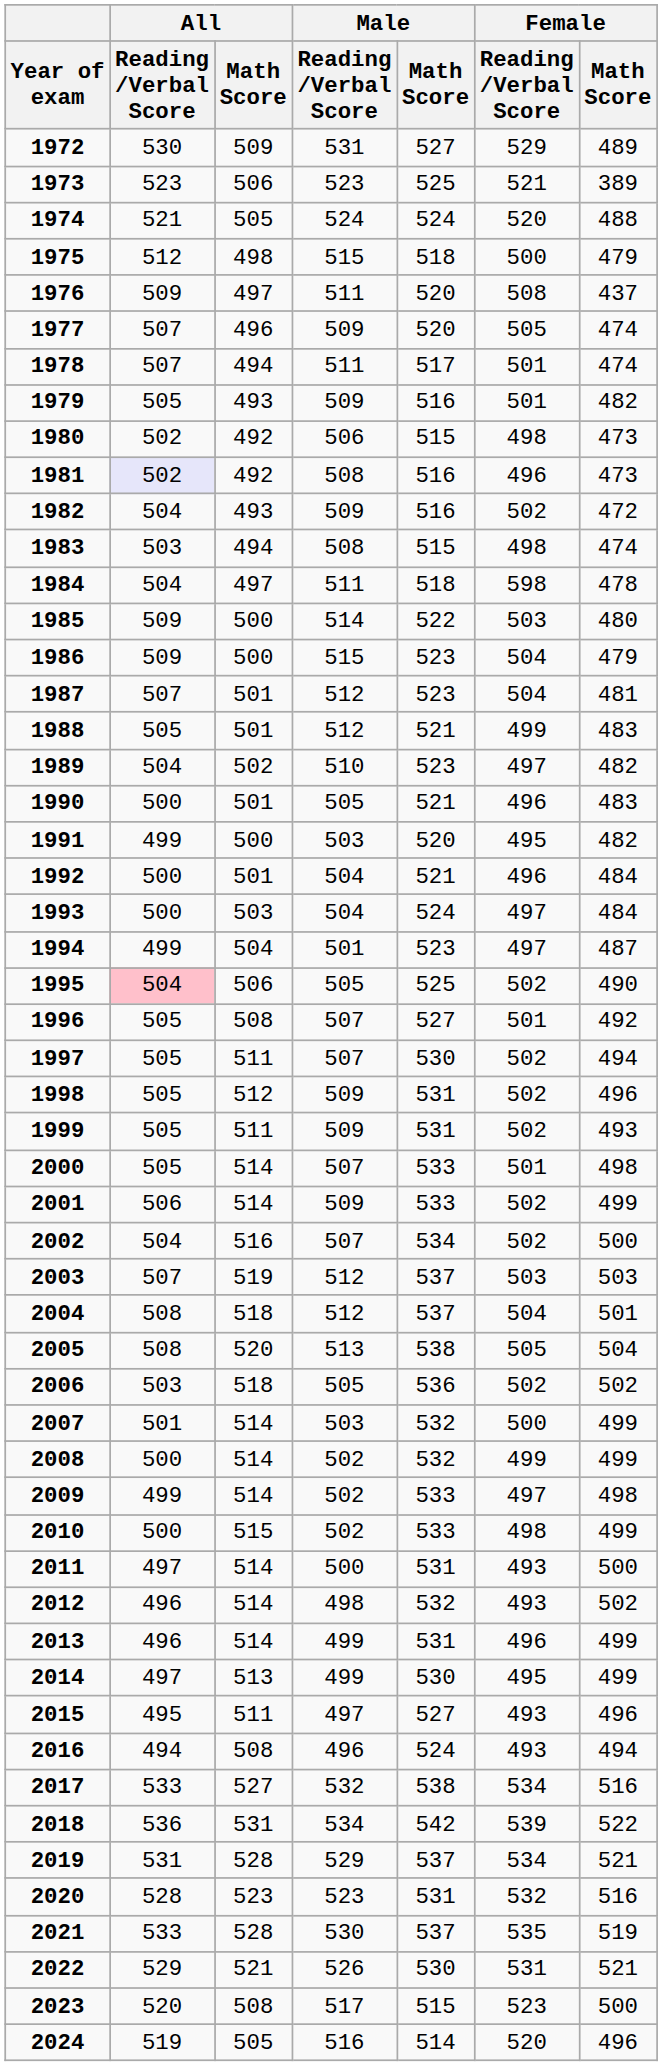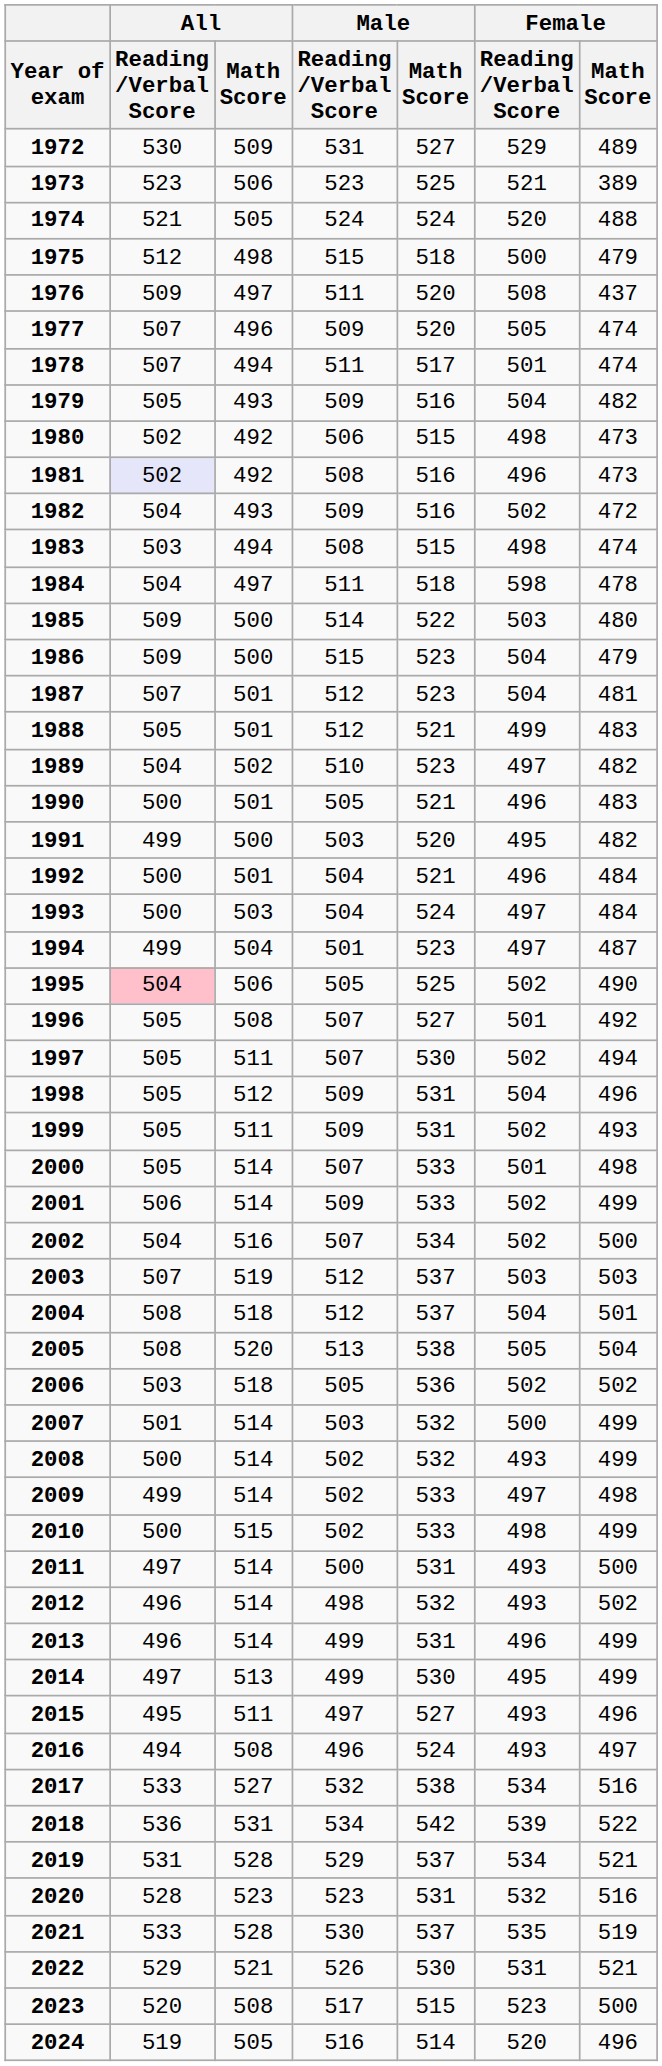(527, 403) 501 -> (527, 403) 504
(527, 1095) 502 -> (527, 1095) 504
(527, 1459) 499 -> (527, 1459) 493
(618, 1751) 494 -> (618, 1751) 497
